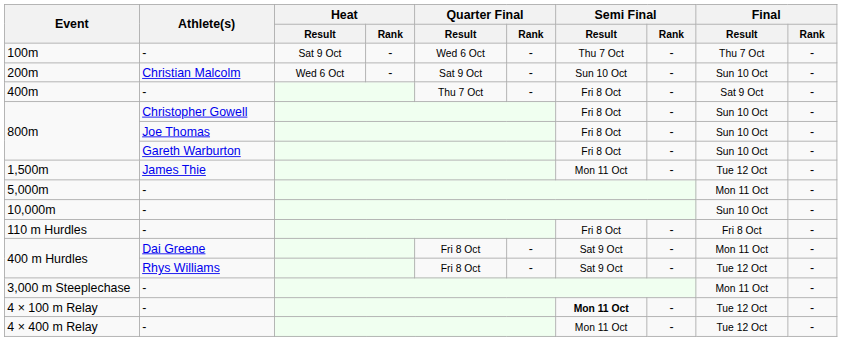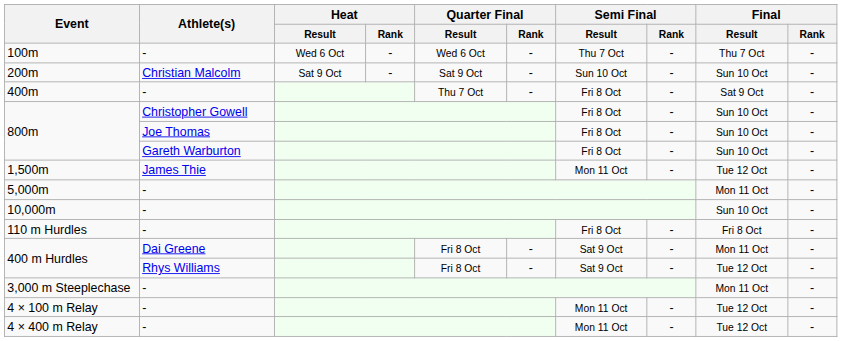(320, 54) Sat 9 Oct -> (320, 54) Wed 6 Oct
(320, 74) Wed 6 Oct -> (320, 74) Sat 9 Oct
(601, 308) bold -> (601, 308) normal
